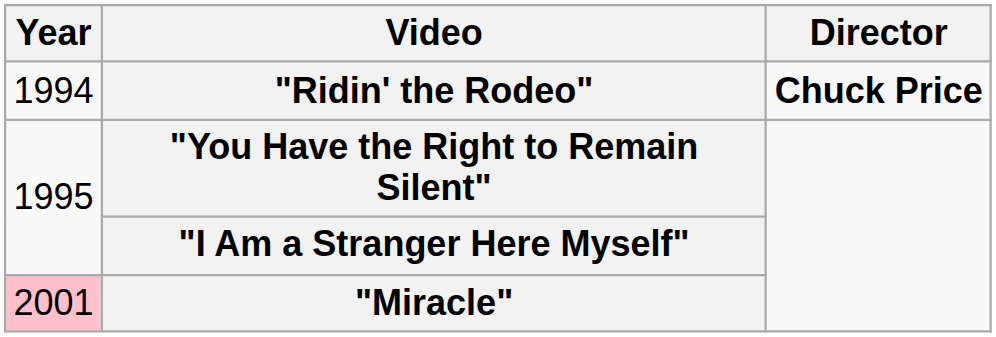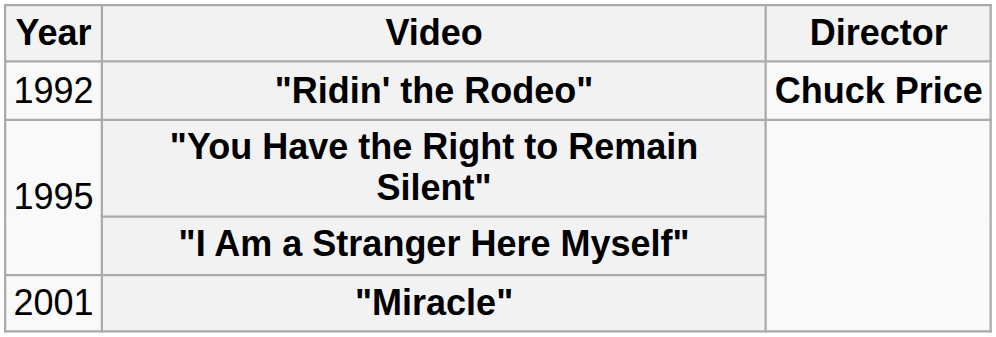(53, 90) 1994 -> (53, 90) 1992
(53, 301) pink background -> (53, 301) no background
